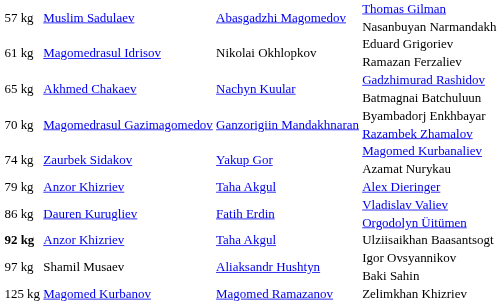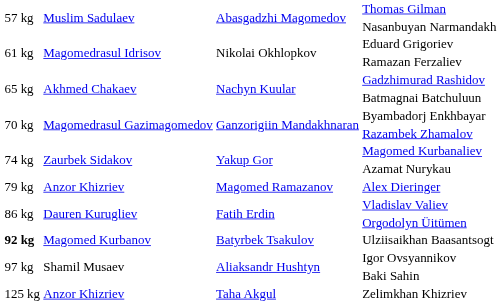(246, 187) Taha Akgul -> (275, 187) Magomed Ramazanov
(84, 240) Anzor Khizriev -> (97, 240) Magomed Kurbanov
(246, 240) Taha Akgul -> (265, 240) Batyrbek Tsakulov
(97, 293) Magomed Kurbanov -> (84, 293) Anzor Khizriev
(275, 293) Magomed Ramazanov -> (246, 293) Taha Akgul
